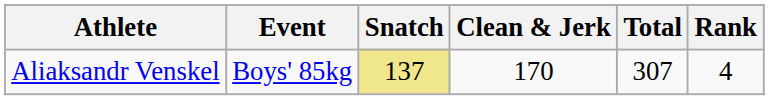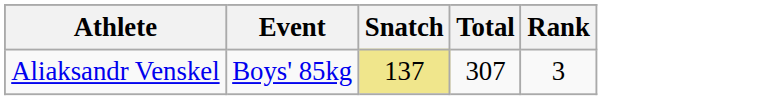- column: (534, 26)
(726, 71) 4 -> (559, 71) 3
